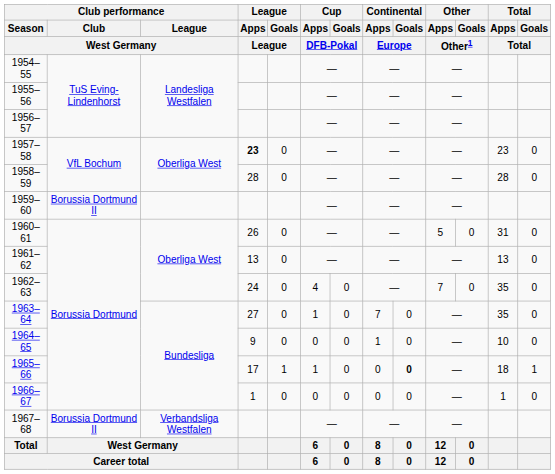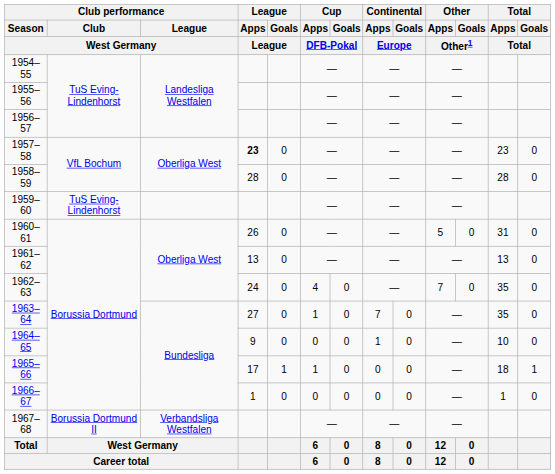(94, 205) Borussia Dortmund II -> (94, 205) TuS Eving-Lindenhorst
(409, 369) bold -> (409, 369) normal
